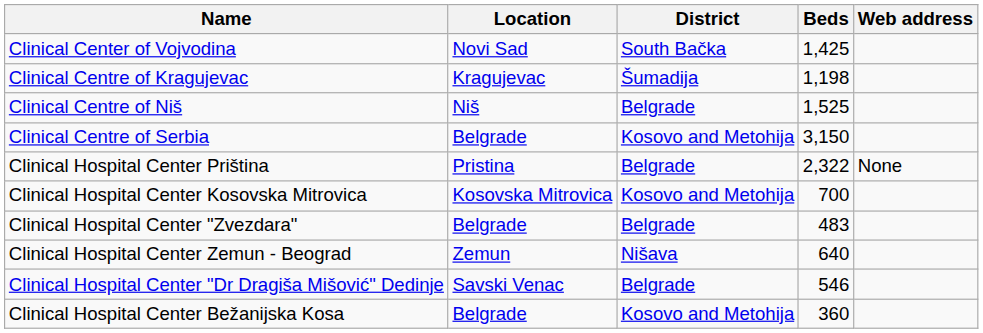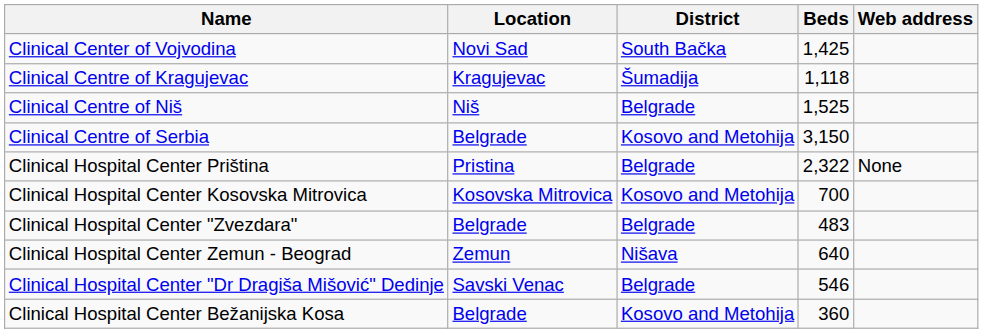(826, 78) 1,198 -> (827, 78) 1,118
